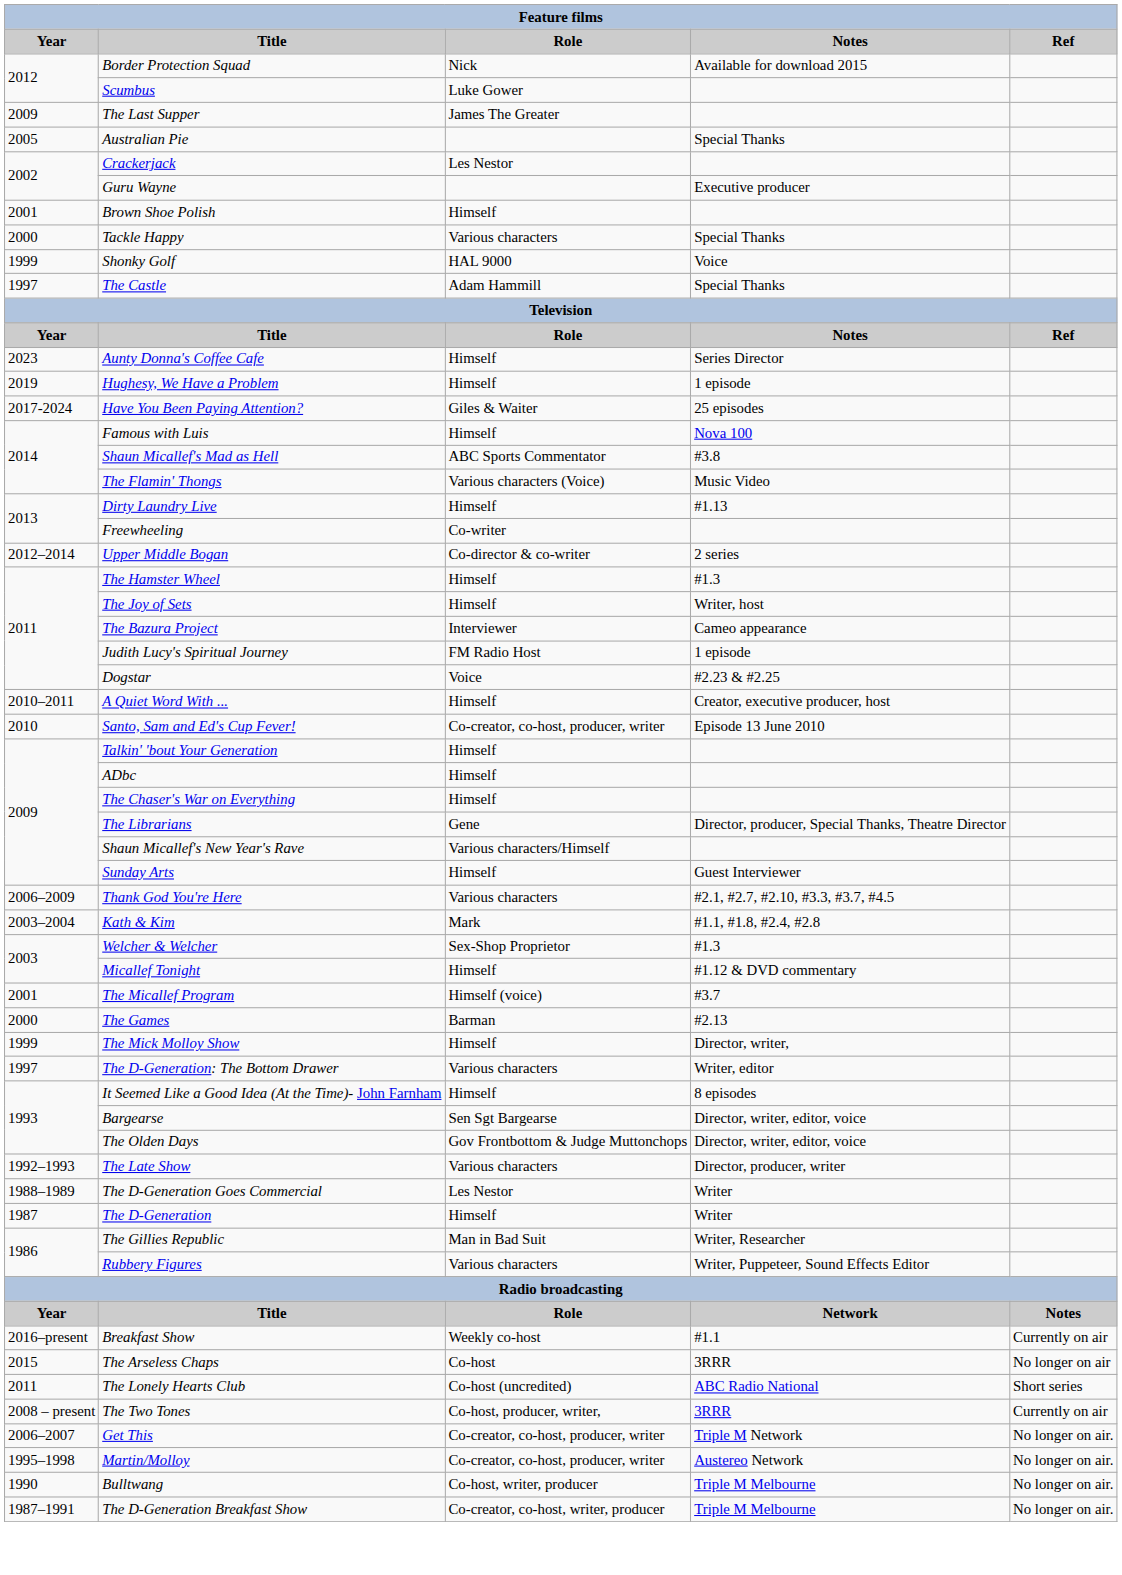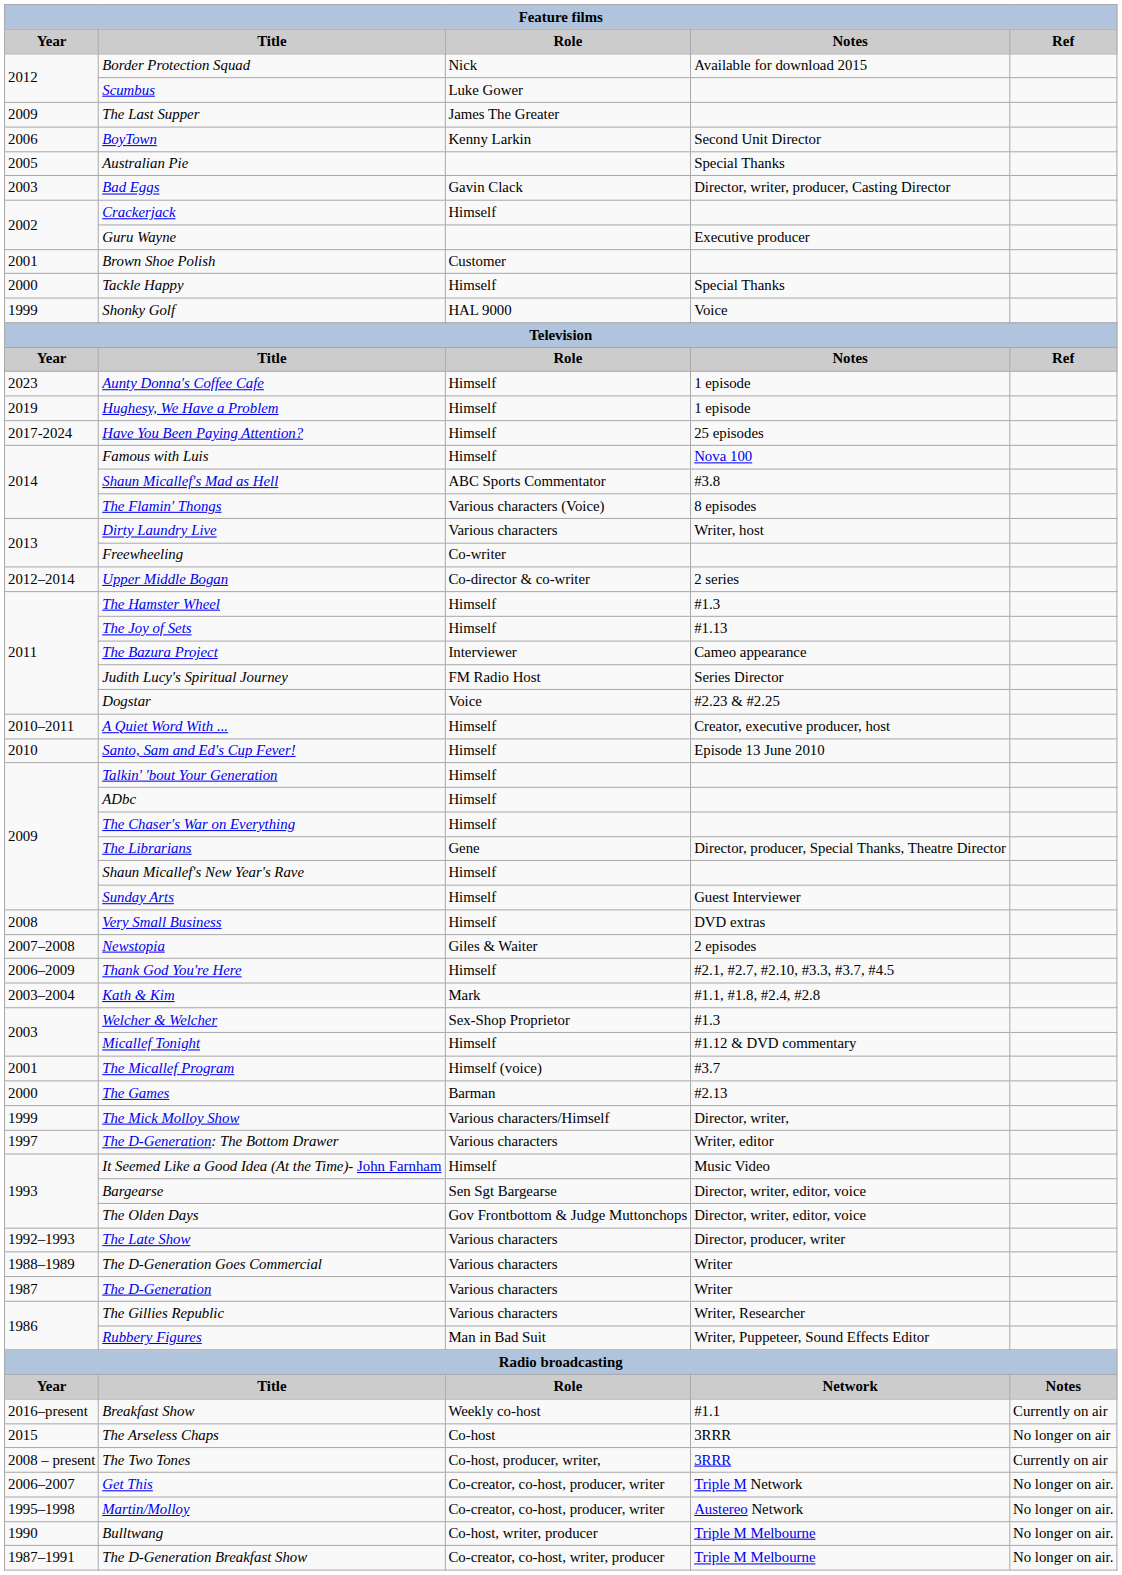+ row: (130, 139)
+ row: (131, 188)
(481, 163) Les Nestor -> (472, 212) Himself
(472, 212) Himself -> (477, 261) Customer
(503, 237) Various characters -> (472, 286) Himself
- row: (134, 286)
(739, 359) Series Director -> (722, 384) 1 episode
(493, 408) Giles & Waiter -> (472, 432) Himself
(732, 481) Music Video -> (725, 506) 8 episodes
(472, 506) Himself -> (503, 530) Various characters
(711, 506) #1.13 -> (729, 530) Writer, host
(729, 604) Writer, host -> (711, 628) #1.13
(722, 653) 1 episode -> (739, 677) Series Director
(556, 726) Co-creator, co-host, producer, writer -> (472, 750) Himself
(529, 848) Various characters/Himself -> (472, 873) Himself
+ row: (162, 922)
+ row: (134, 946)
(503, 897) Various characters -> (472, 971) Himself
(472, 1044) Himself -> (529, 1117) Various characters/Himself
(725, 1093) 8 episodes -> (732, 1166) Music Video
(481, 1191) Les Nestor -> (503, 1264) Various characters
(472, 1215) Himself -> (503, 1289) Various characters
(497, 1240) Man in Bad Suit -> (503, 1313) Various characters
(503, 1264) Various characters -> (497, 1338) Man in Bad Suit
- row: (174, 1387)
